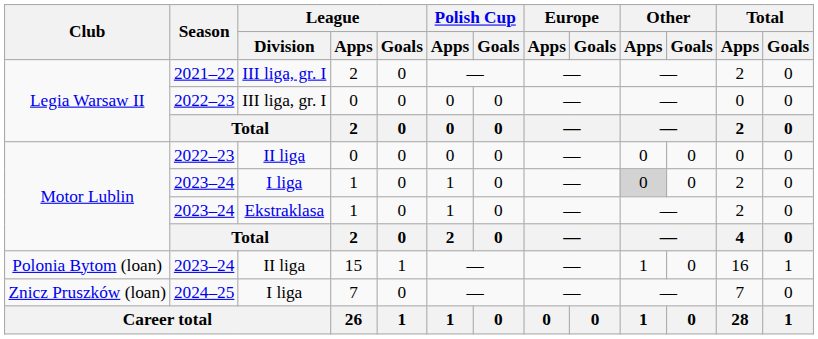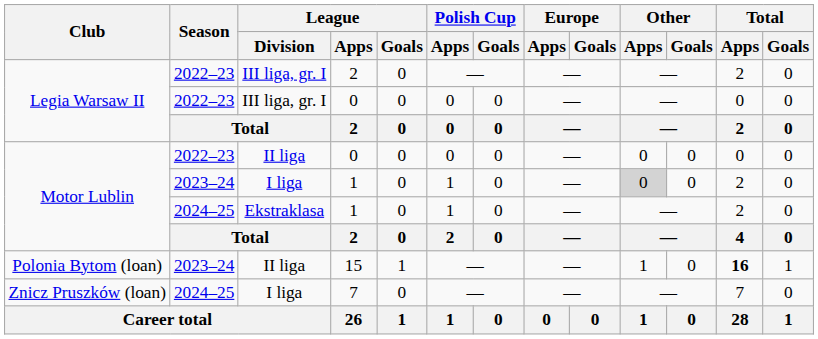(204, 73) 2021–22 -> (204, 73) 2022–23
(204, 210) 2023–24 -> (204, 210) 2024–25
(740, 264) normal -> (740, 264) bold
